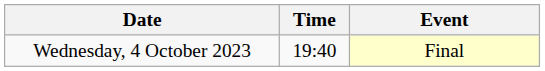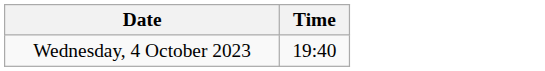- column: (444, 19)
